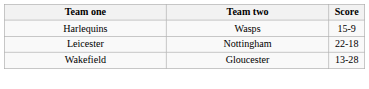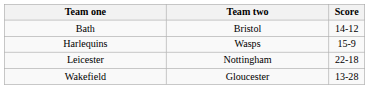+ row: (85, 28)
